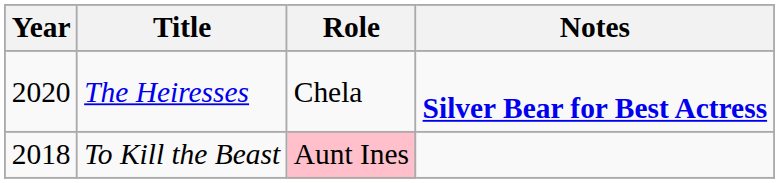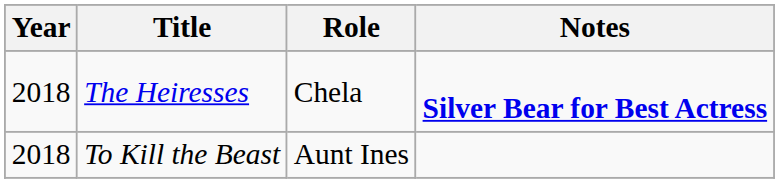(41, 91) 2020 -> (41, 91) 2018
(351, 154) pink background -> (351, 154) no background
